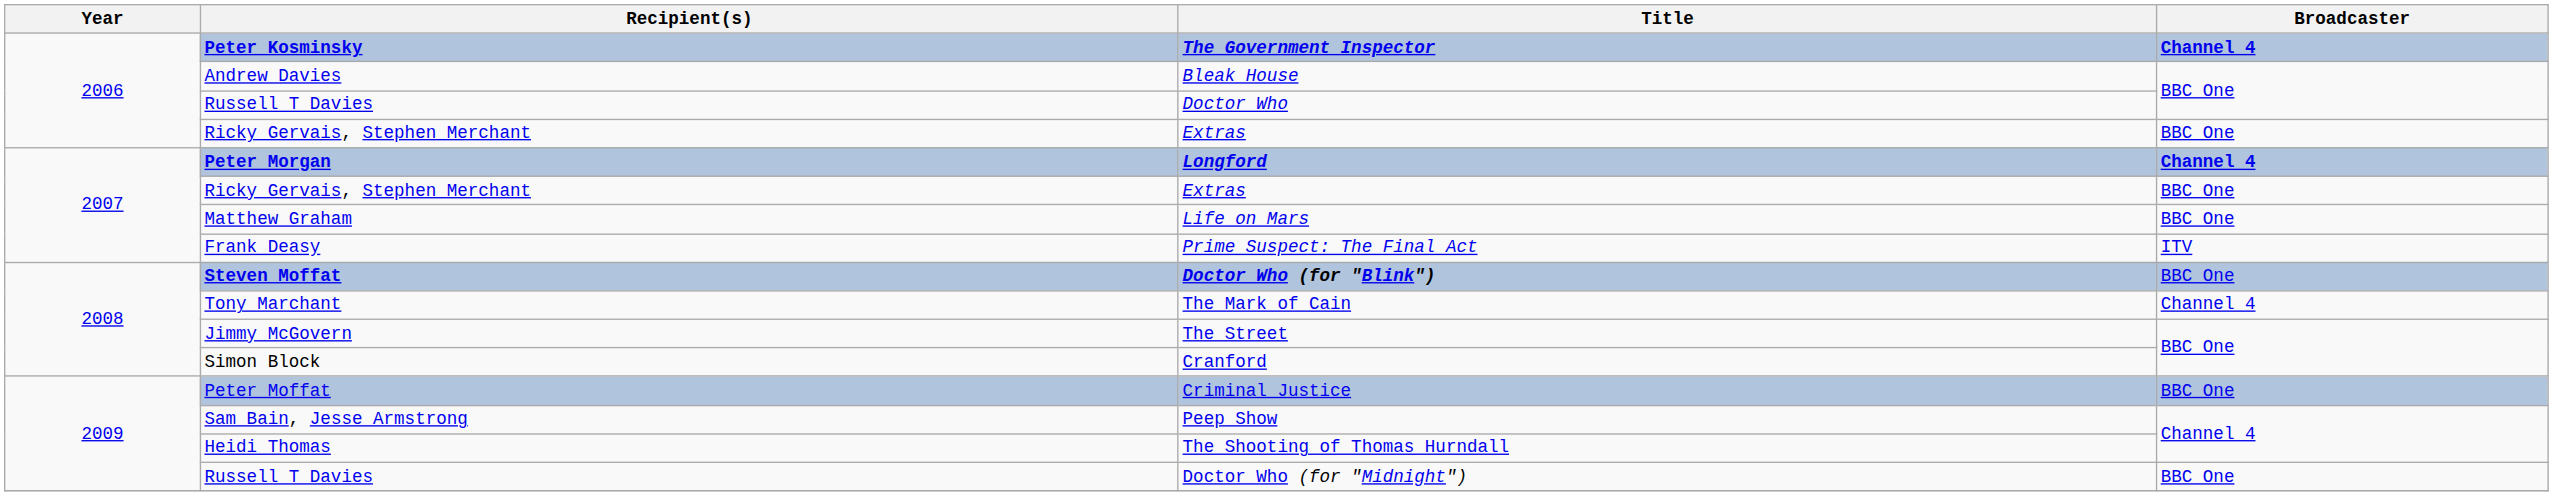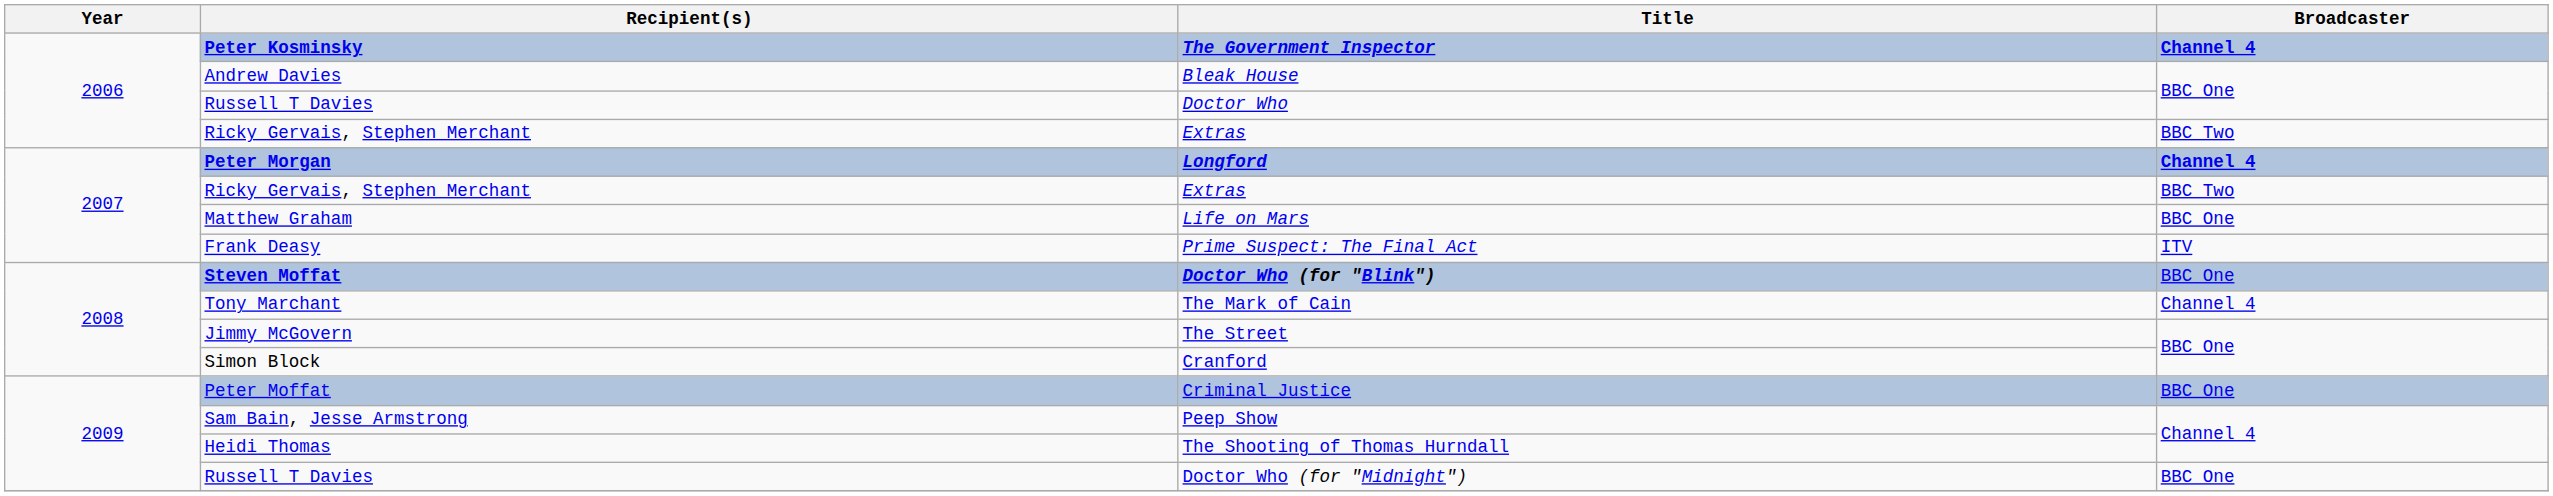(2198, 133) BBC One -> (2198, 133) BBC Two
(2198, 191) BBC One -> (2198, 191) BBC Two
